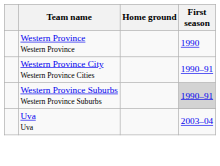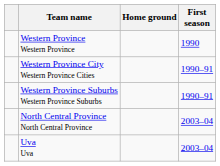(197, 96) lightgrey background -> (197, 96) no background
+ row: (63, 122)
